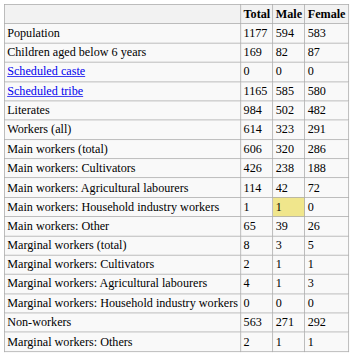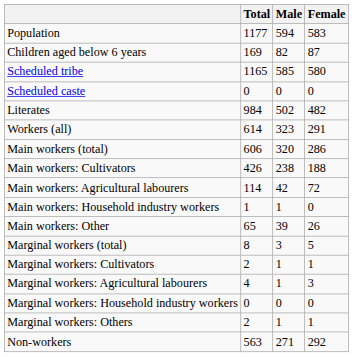rows swapped: (46, 71) <-> (45, 91)
(279, 206) khaki background -> (279, 206) no background
rows swapped: (70, 341) <-> (39, 322)
